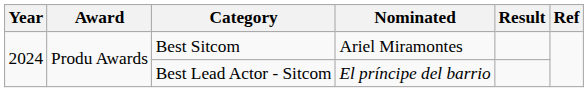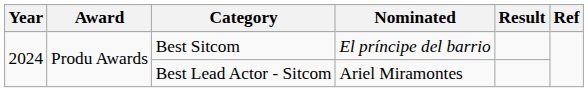(401, 45) Ariel Miramontes -> (415, 45) El príncipe del barrio
(415, 73) El príncipe del barrio -> (401, 73) Ariel Miramontes
